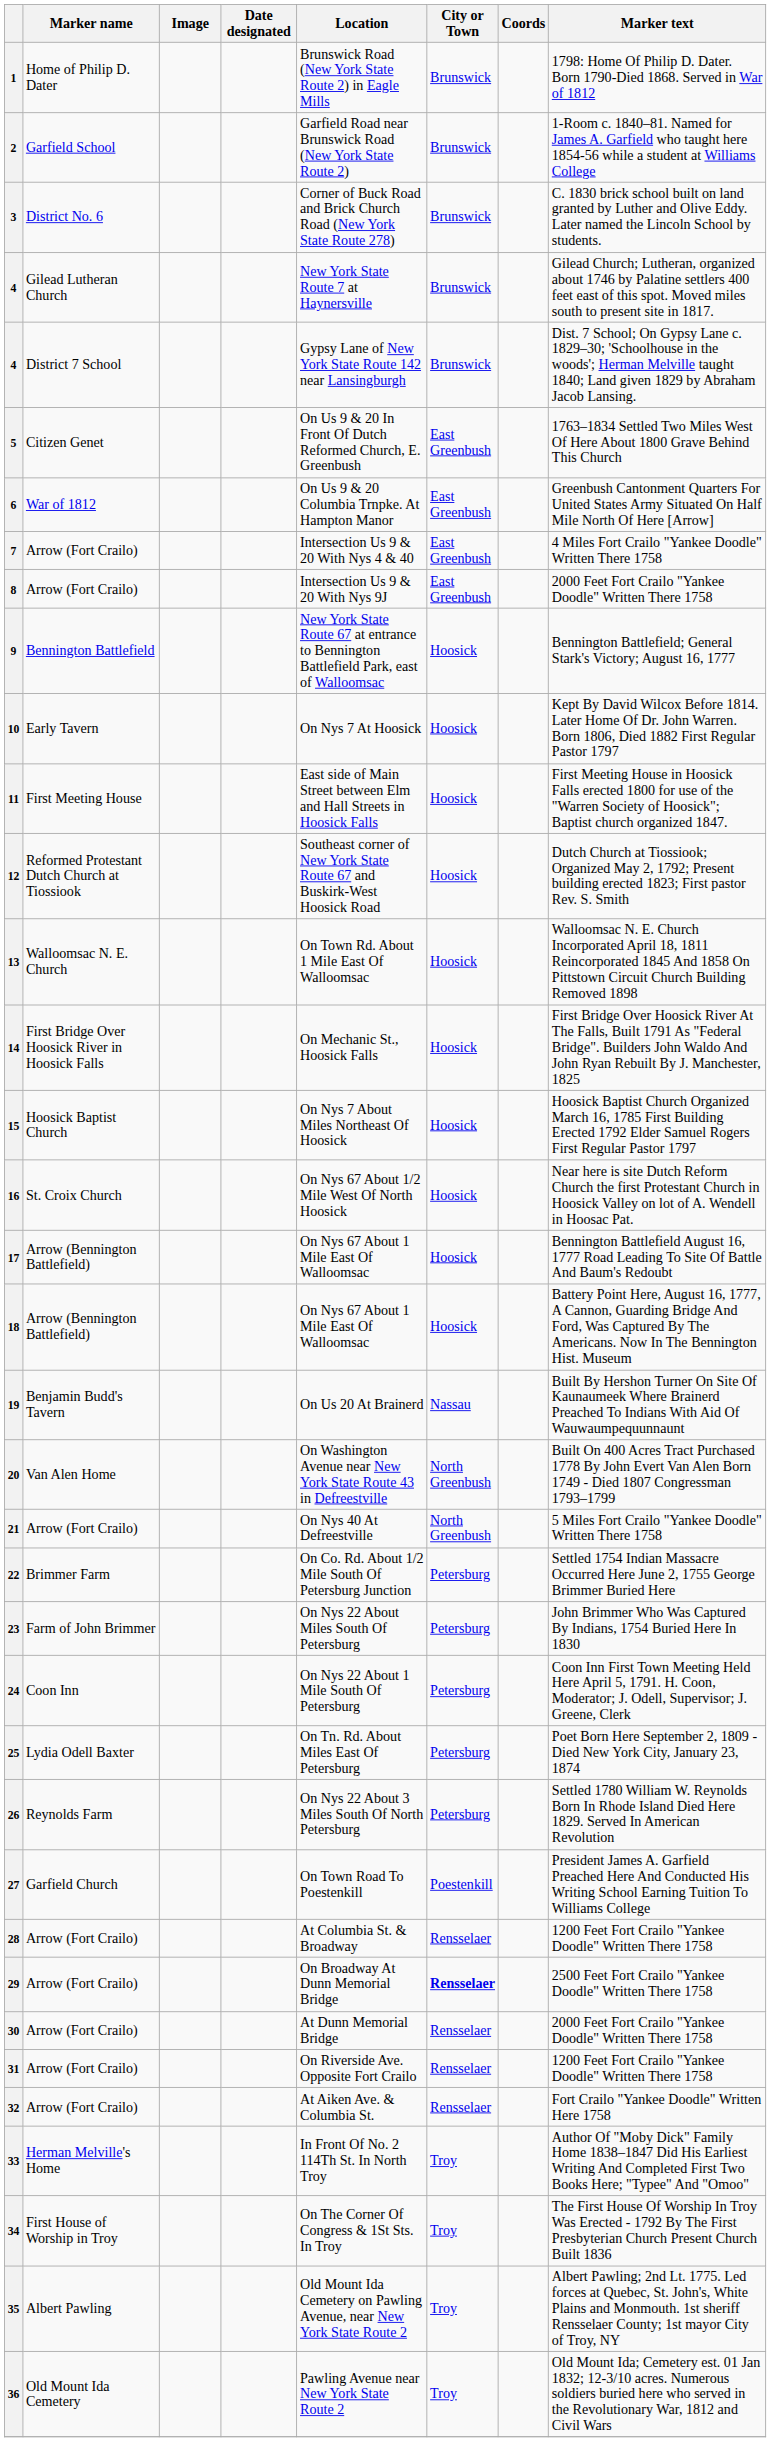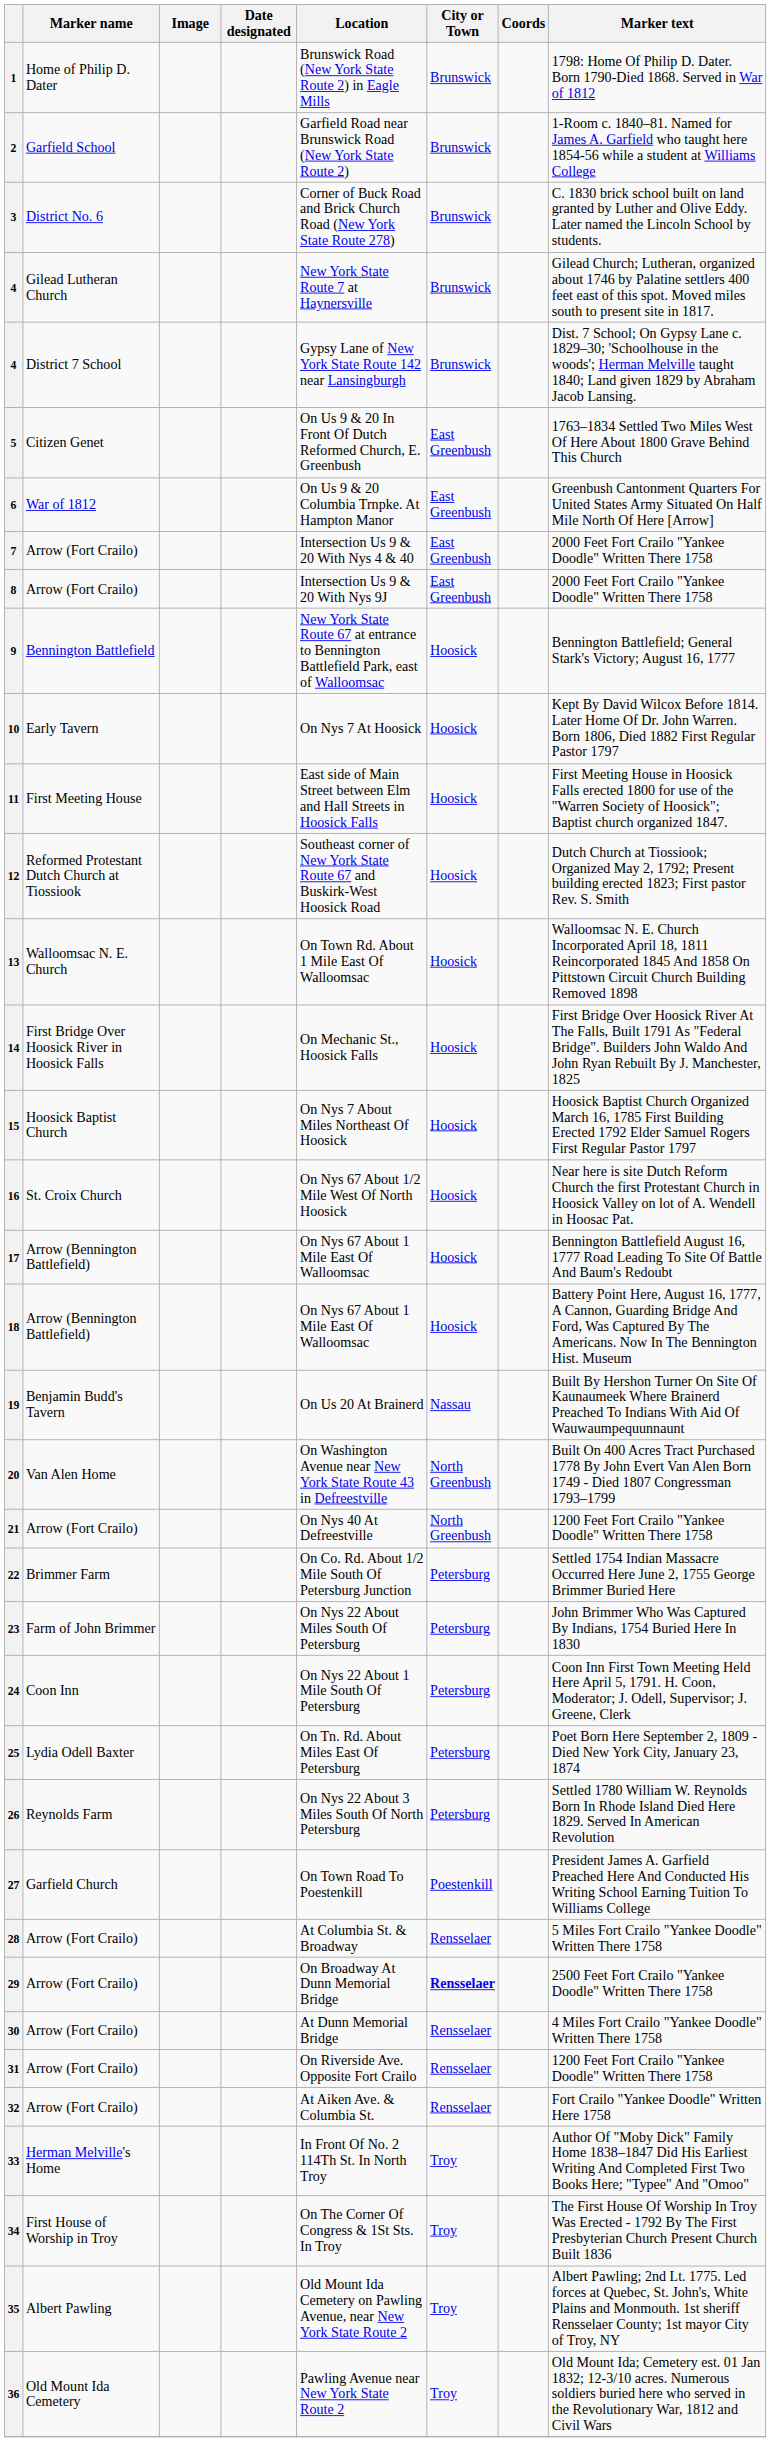(657, 550) 4 Miles Fort Crailo "Yankee Doodle" Written There 1758 -> (638, 550) 2000 Feet Fort Crailo "Yankee Doodle" Written There 1758
(657, 1528) 5 Miles Fort Crailo "Yankee Doodle" Written There 1758 -> (638, 1528) 1200 Feet Fort Crailo "Yankee Doodle" Written There 1758
(638, 1938) 1200 Feet Fort Crailo "Yankee Doodle" Written There 1758 -> (657, 1938) 5 Miles Fort Crailo "Yankee Doodle" Written There 1758
(638, 2030) 2000 Feet Fort Crailo "Yankee Doodle" Written There 1758 -> (657, 2030) 4 Miles Fort Crailo "Yankee Doodle" Written There 1758
